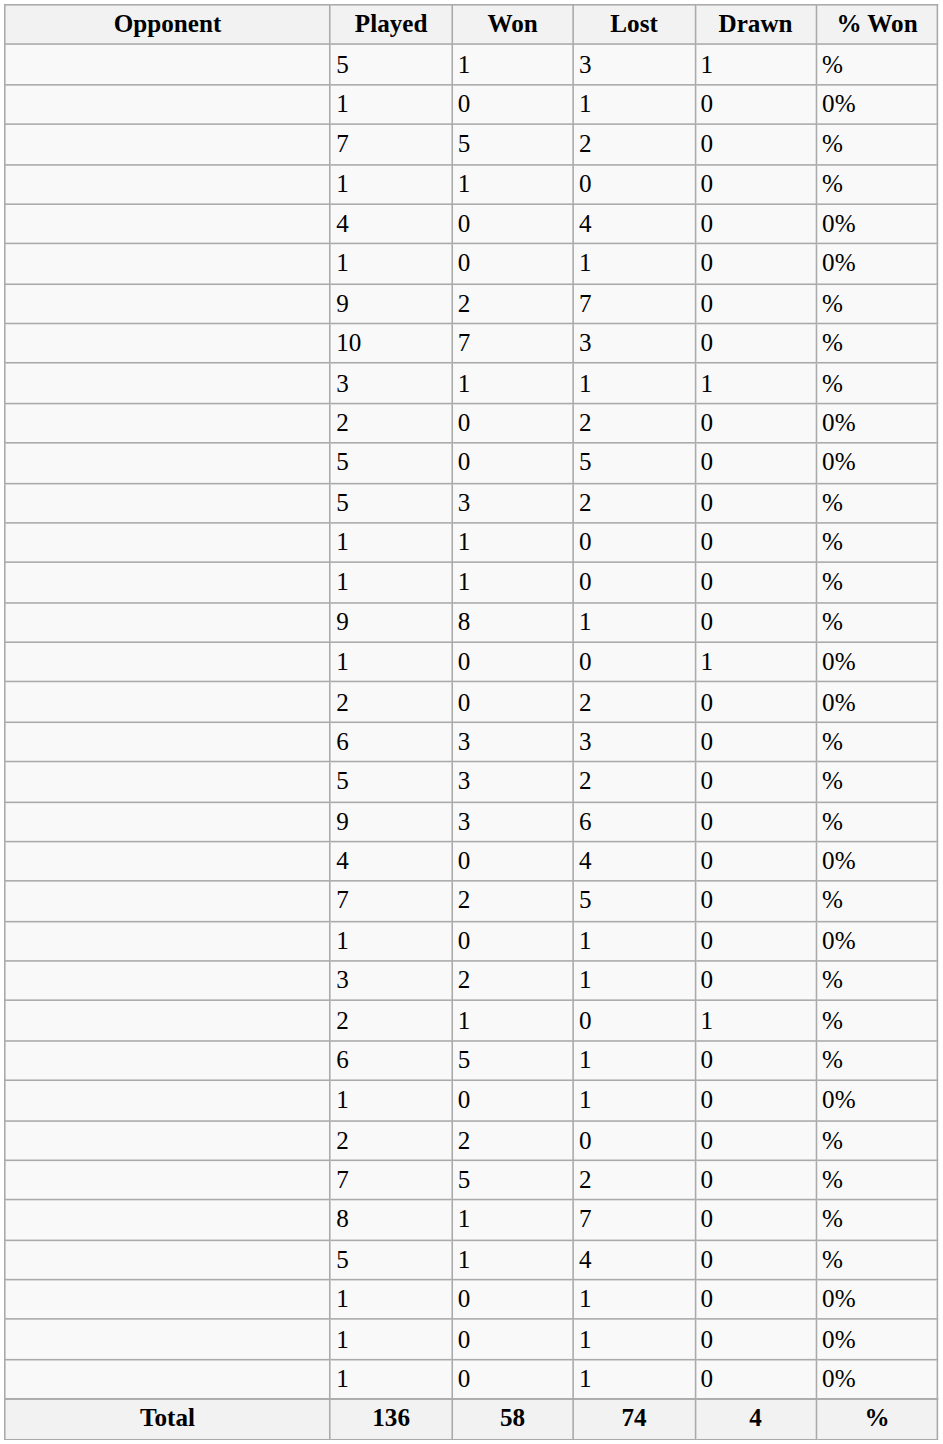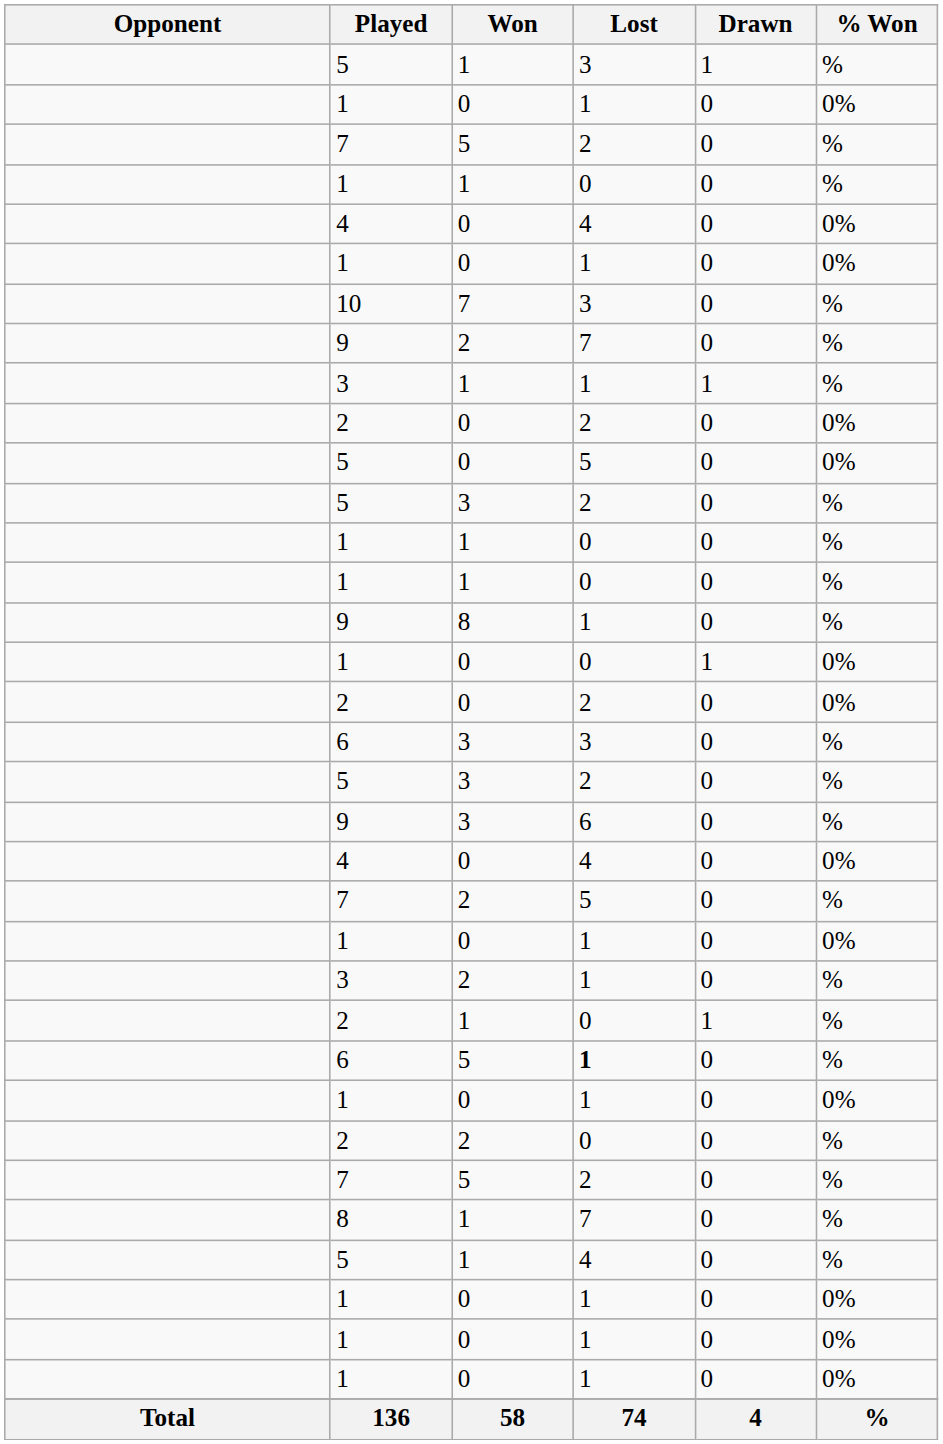rows swapped: (349, 343) <-> (342, 303)
(585, 1060) normal -> (585, 1060) bold
